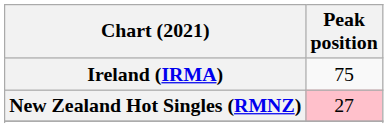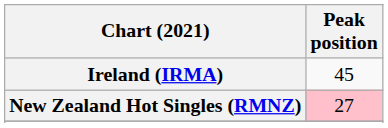(344, 74) 75 -> (344, 74) 45
